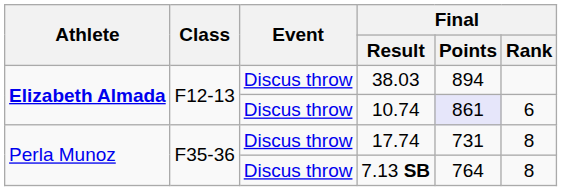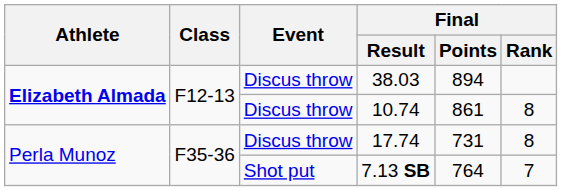(468, 110) lavender background -> (468, 110) no background
(529, 110) 6 -> (529, 110) 8
(298, 170) Discus throw -> (279, 170) Shot put
(529, 170) 8 -> (529, 170) 7
